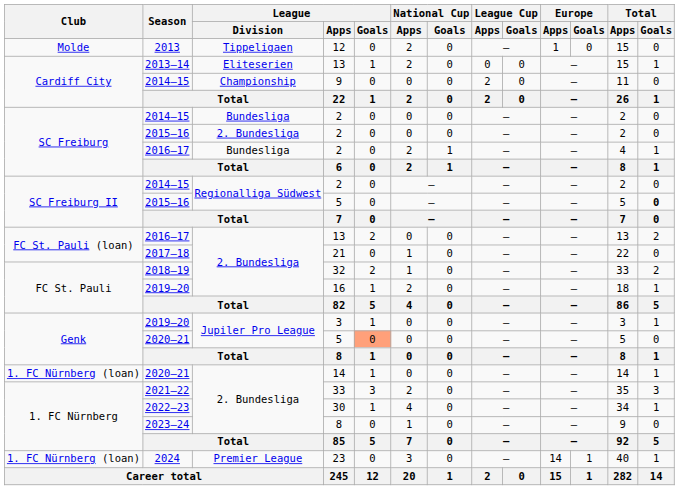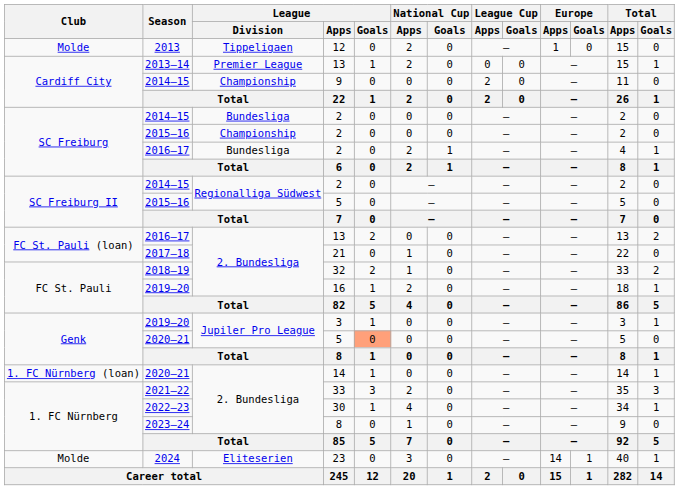(258, 64) Eliteserien -> (258, 64) Premier League
(258, 133) 2. Bundesliga -> (258, 133) Championship
(656, 202) bold -> (656, 202) normal
(73, 459) 1. FC Nürnberg (loan) -> (73, 459) Molde
(258, 459) Premier League -> (258, 459) Eliteserien
